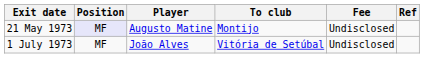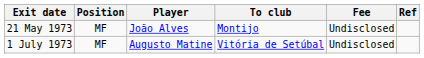(101, 29) lavender background -> (101, 29) no background
(171, 29) Augusto Matine -> (159, 29) João Alves
(159, 45) João Alves -> (171, 45) Augusto Matine
